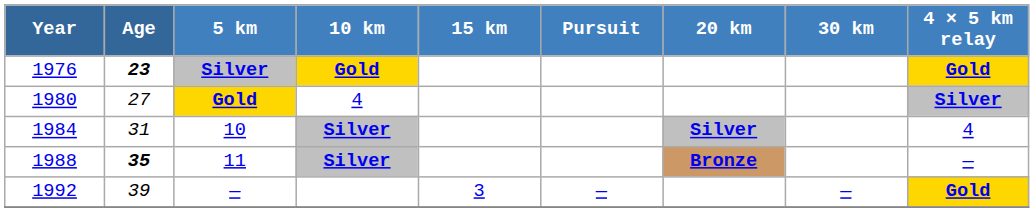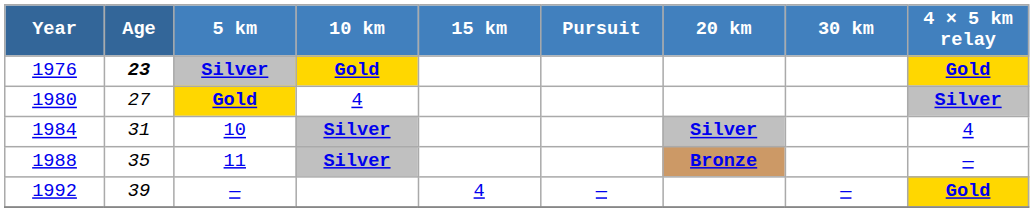(139, 162) bold -> (139, 162) normal
(479, 192) 3 -> (479, 192) 4
